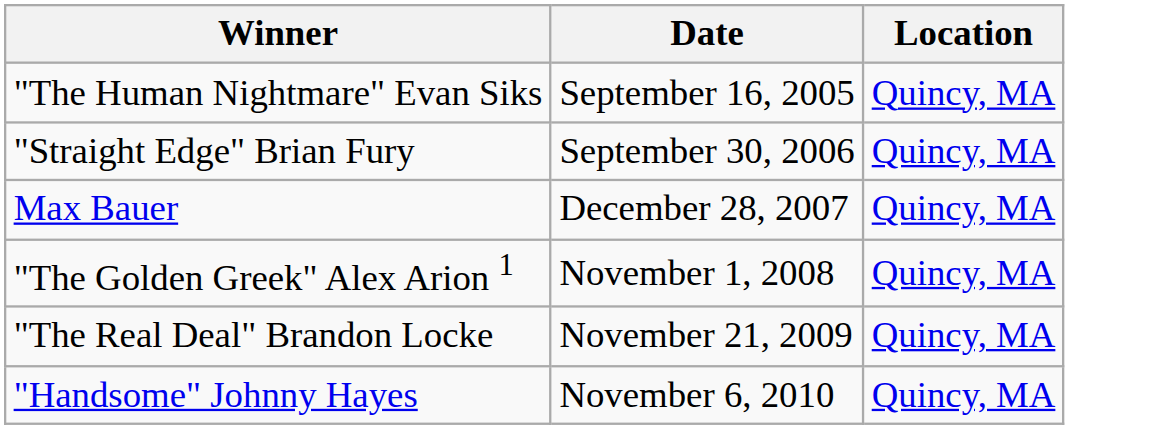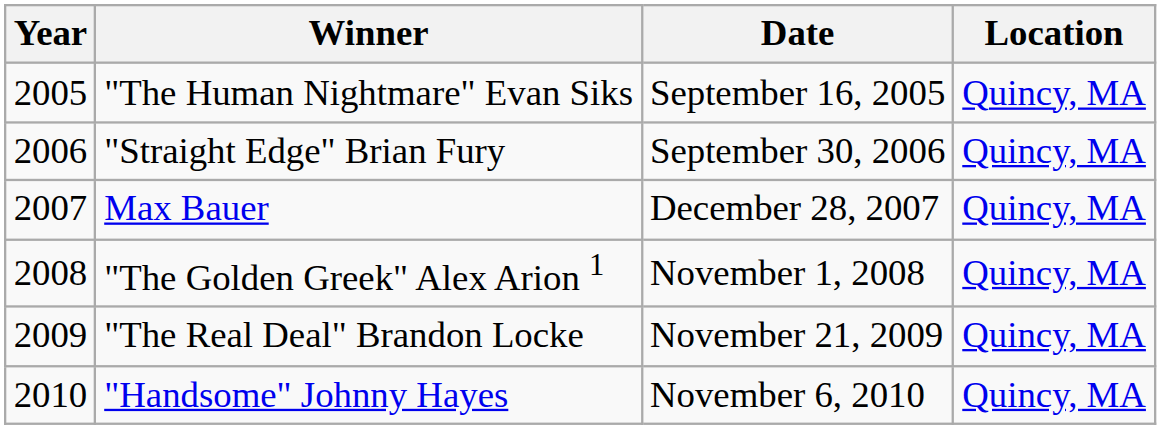+ column: (50, 33)
